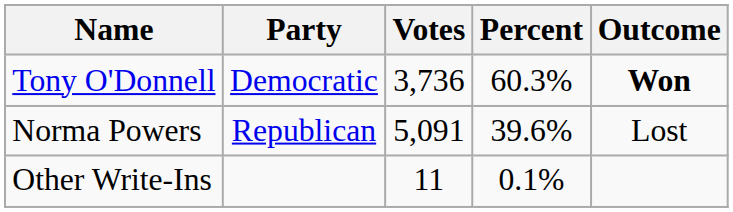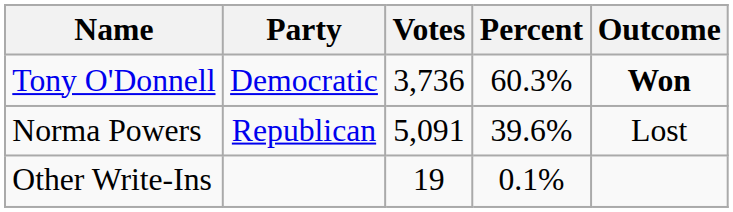(429, 180) 11 -> (429, 180) 19
